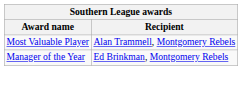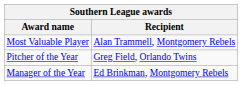+ row: (42, 57)
